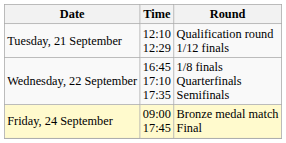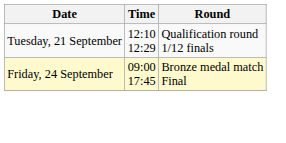- row: (72, 81)
